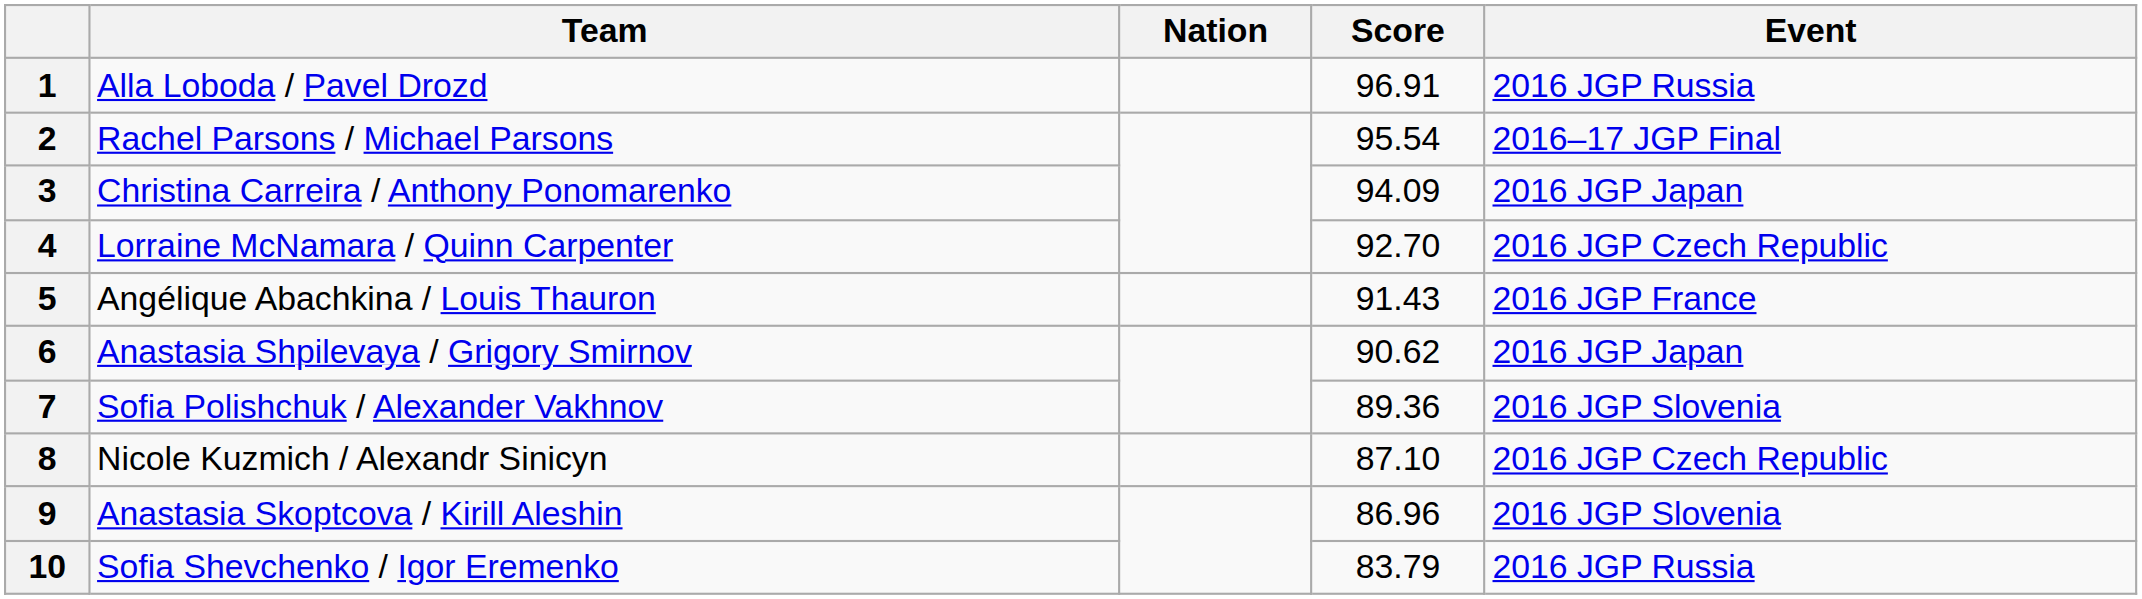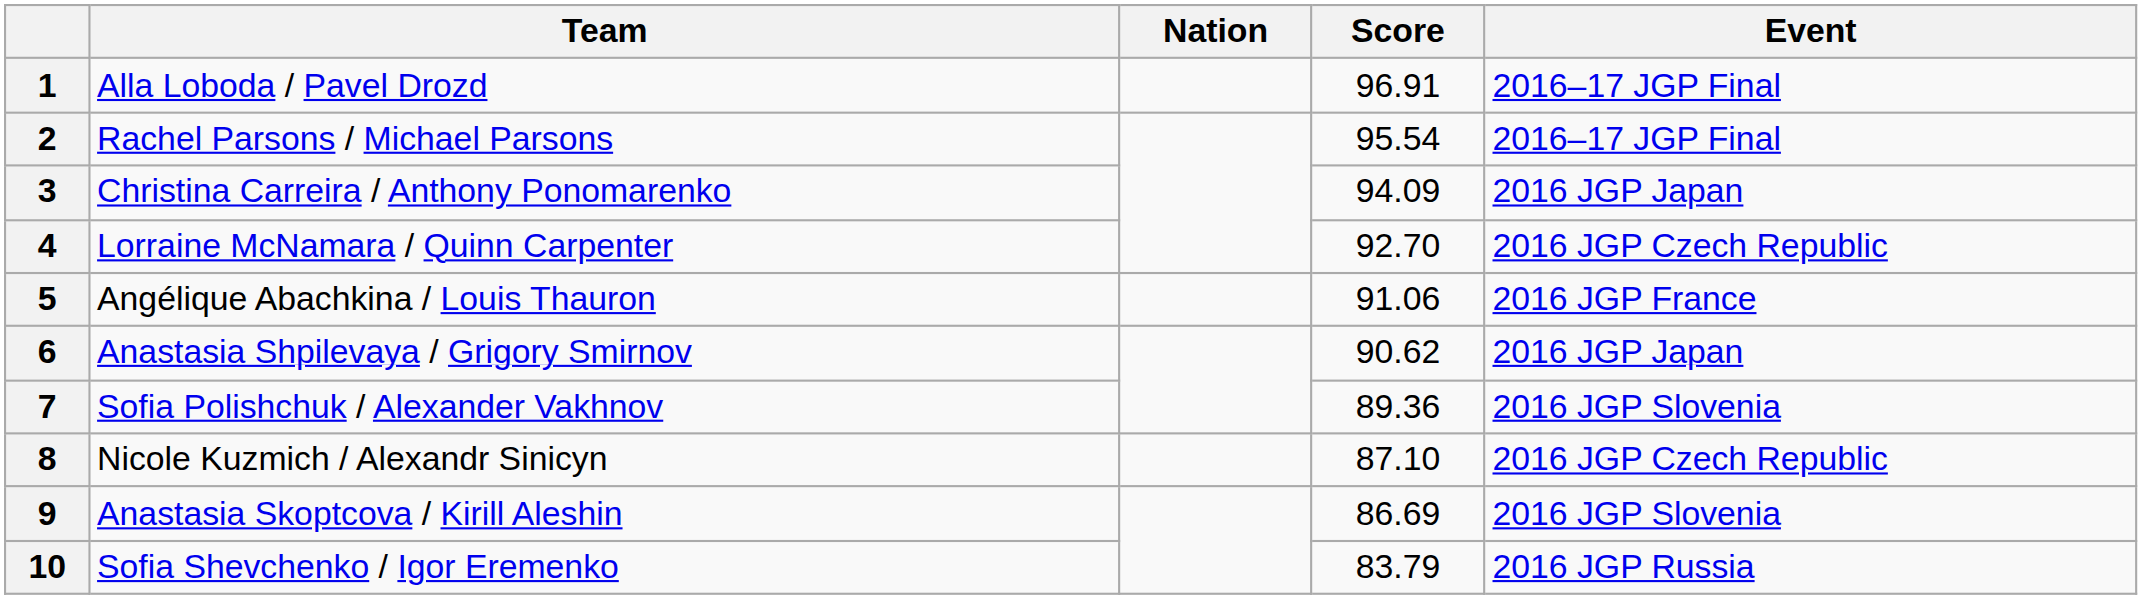(1624, 84) 2016 JGP Russia -> (1637, 84) 2016–17 JGP Final
(1398, 298) 91.43 -> (1398, 298) 91.06
(1398, 513) 86.96 -> (1398, 513) 86.69
